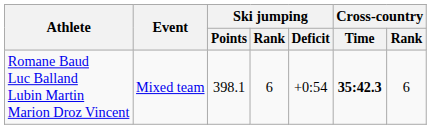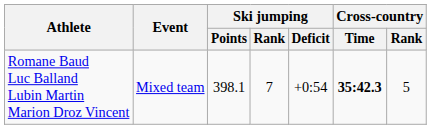(269, 87) 6 -> (269, 87) 7
(406, 87) 6 -> (406, 87) 5
